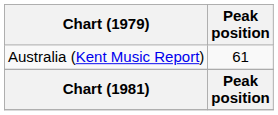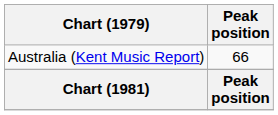(241, 57) 61 -> (241, 57) 66
